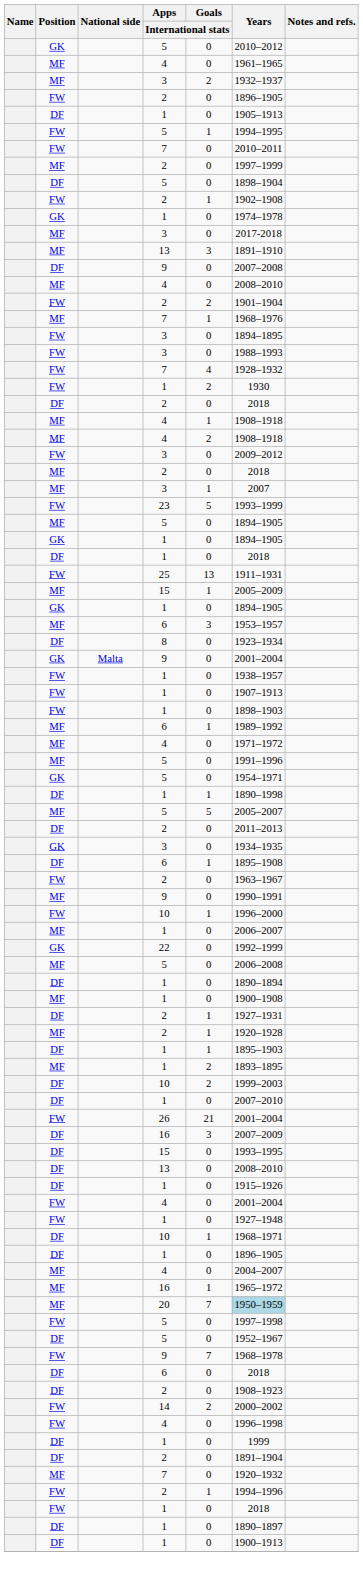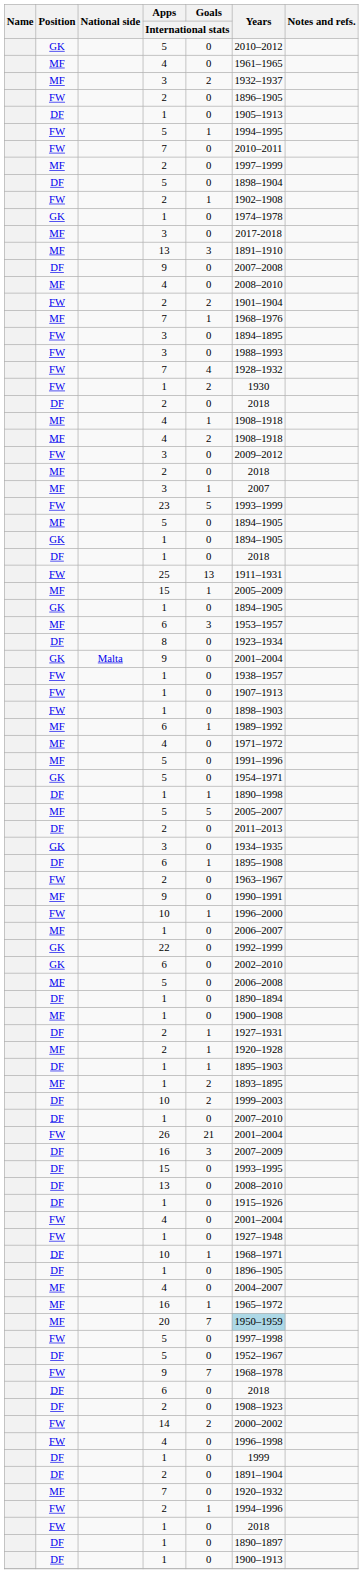+ row: (57, 965)
